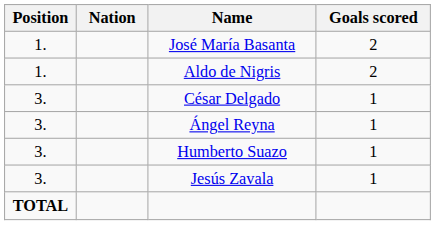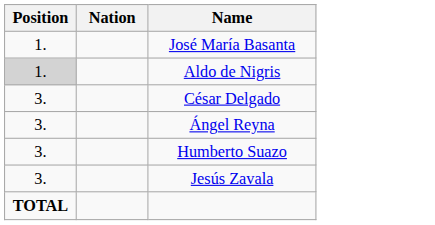- column: (373, 18)
(40, 71) no background -> (40, 71) lightgrey background
